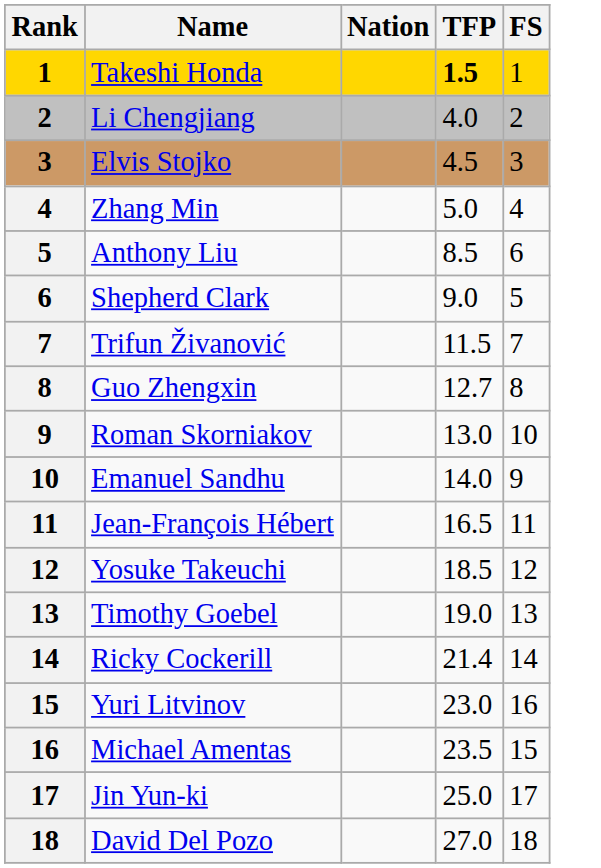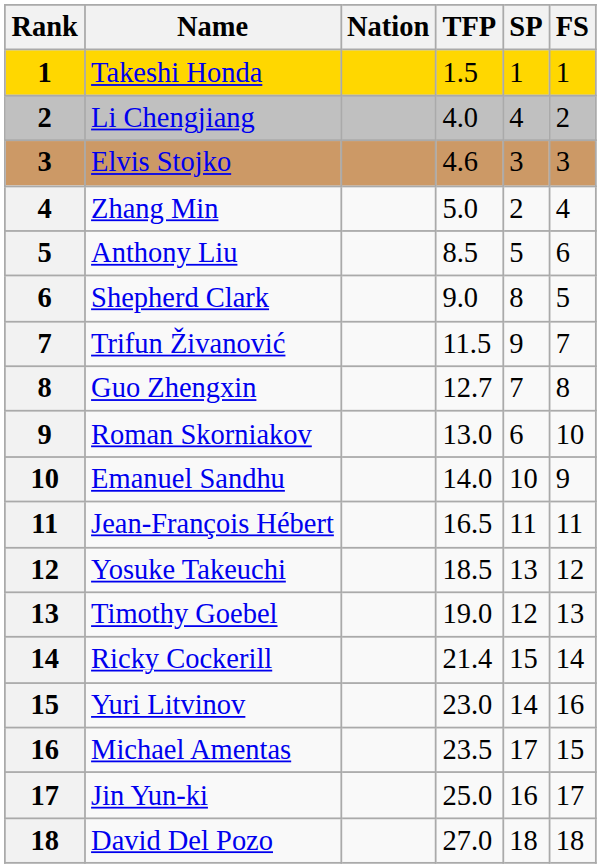+ column: (526, 27)
(460, 72) bold -> (460, 72) normal
(460, 162) 4.5 -> (460, 162) 4.6
